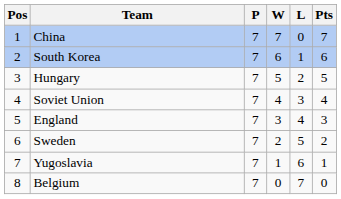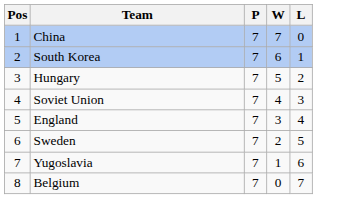- column: (324, 15)
